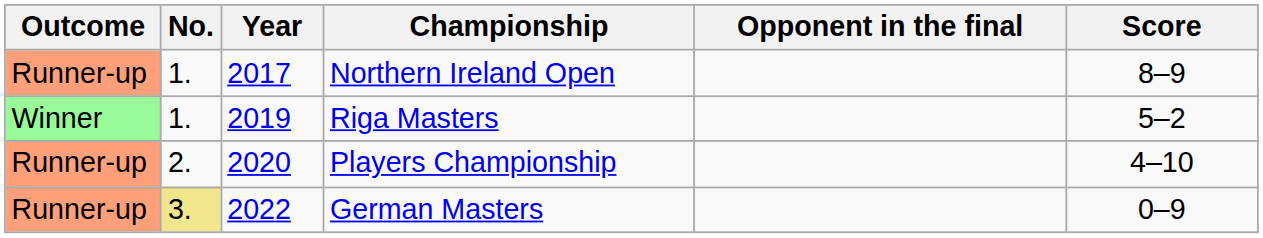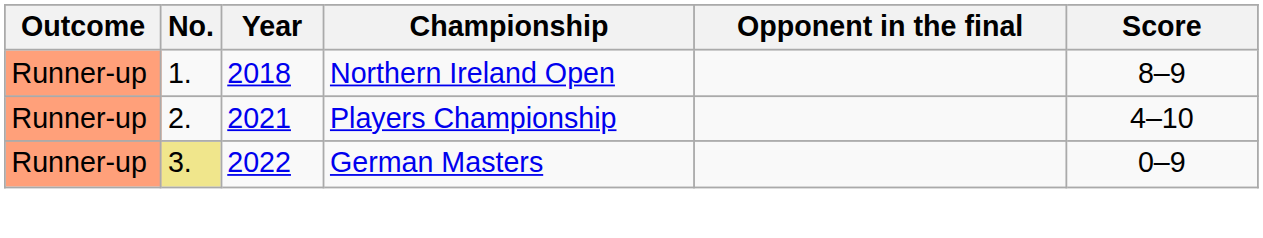(259, 72) 2017 -> (259, 72) 2018
- row: (414, 118)
(259, 163) 2020 -> (259, 118) 2021
